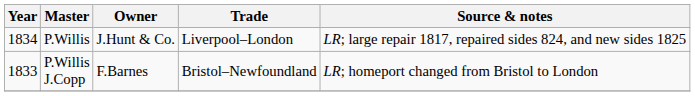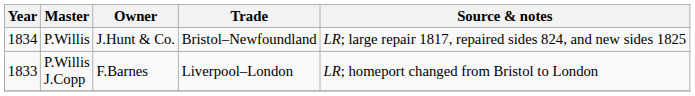(237, 39) Liverpool–London -> (249, 39) Bristol–Newfoundland
(249, 71) Bristol–Newfoundland -> (237, 71) Liverpool–London
